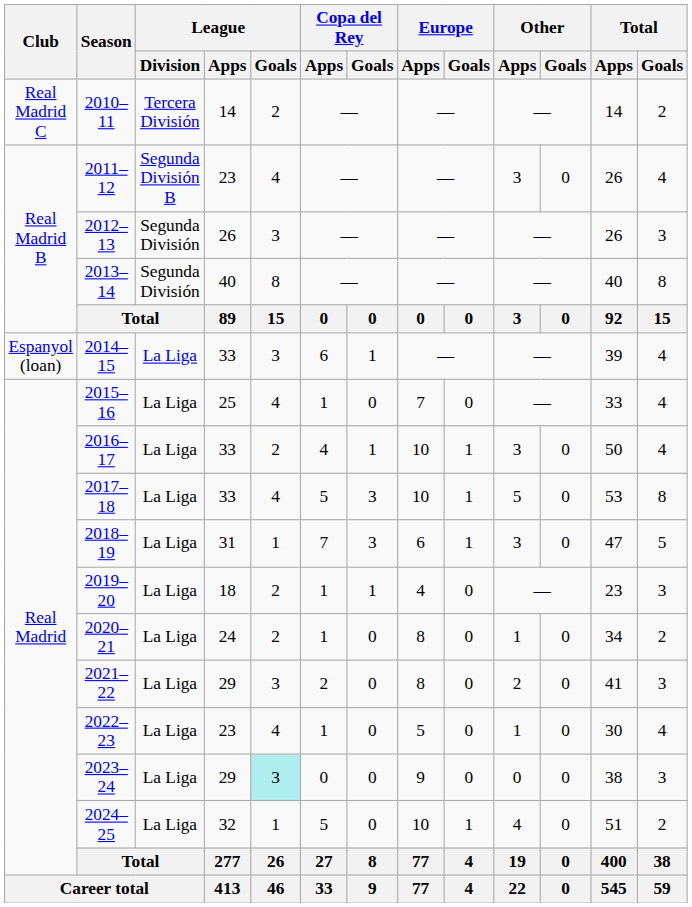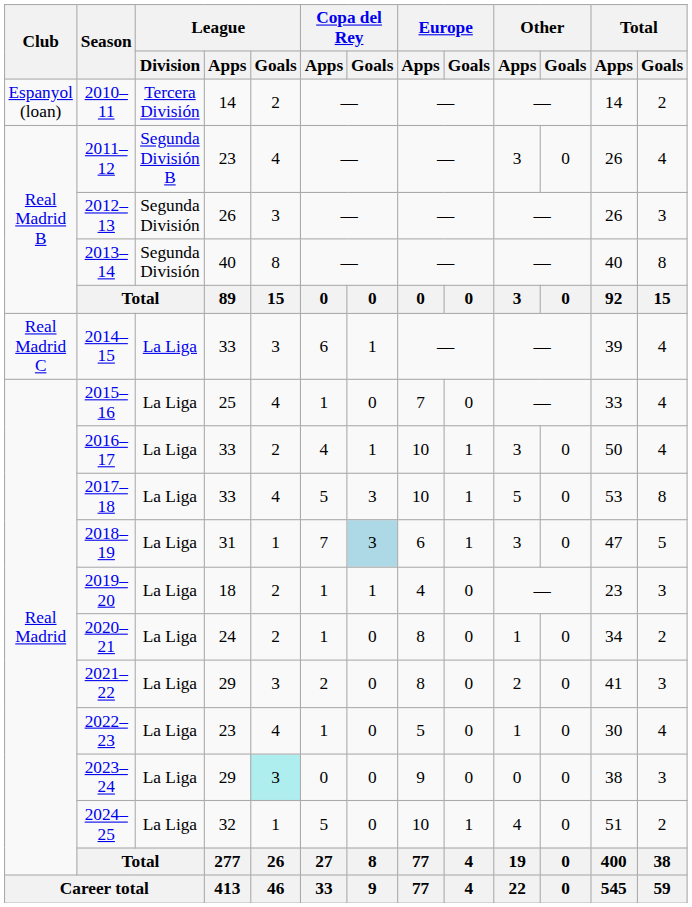(41, 111) Real Madrid C -> (41, 102) Espanyol (loan)
(41, 355) Espanyol (loan) -> (41, 346) Real Madrid C
(372, 543) no background -> (372, 543) lightblue background
